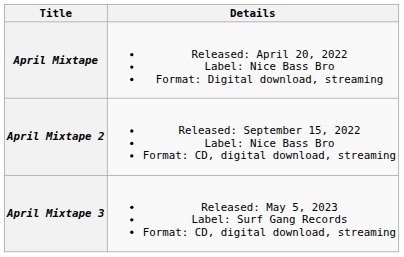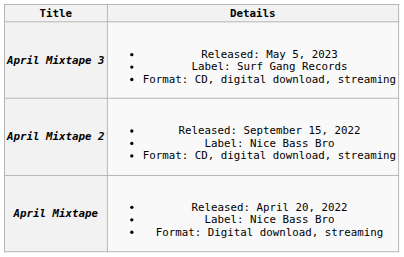rows swapped: (56, 60) <-> (56, 213)
